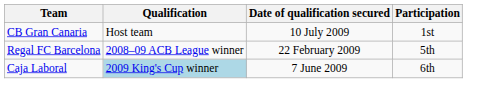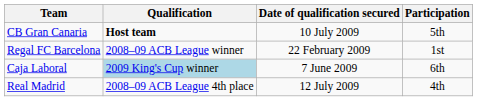(129, 31) normal -> (131, 31) bold
(427, 31) 1st -> (437, 31) 5th
(427, 50) 5th -> (437, 50) 1st
+ row: (36, 86)
